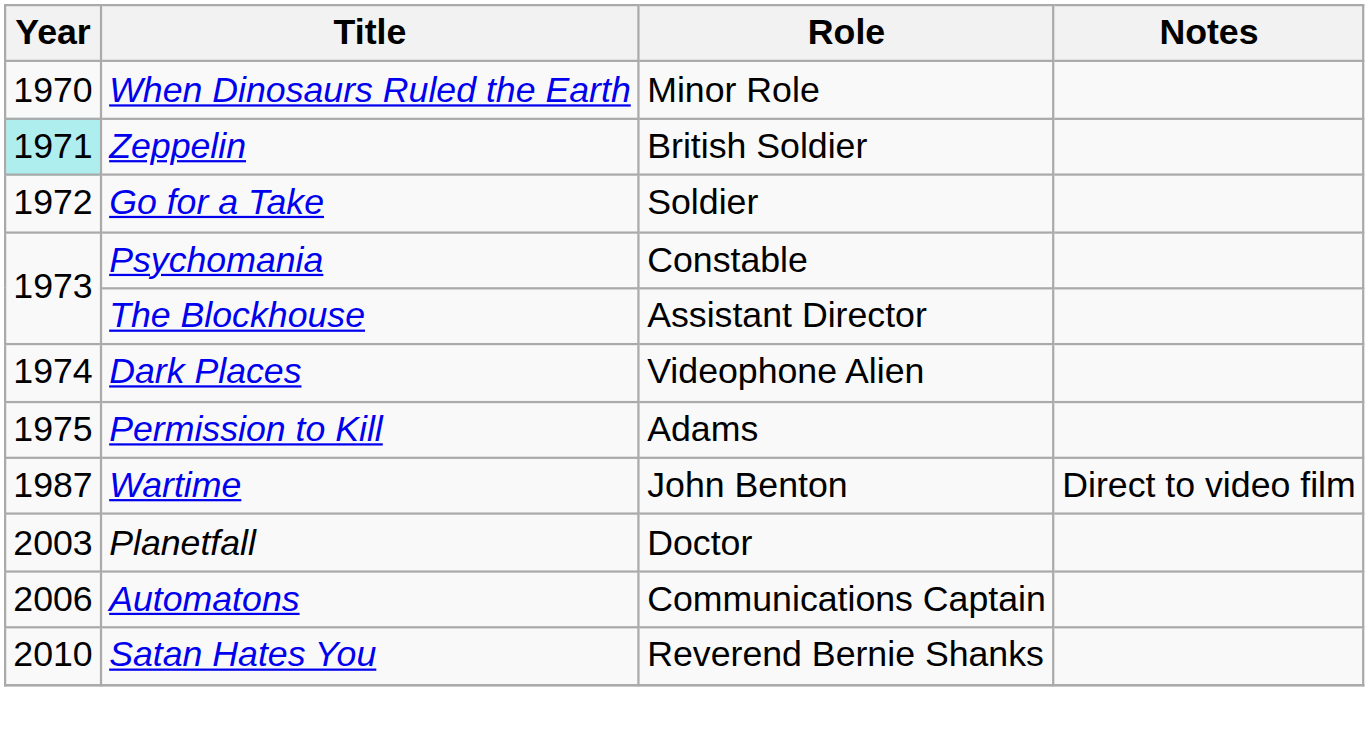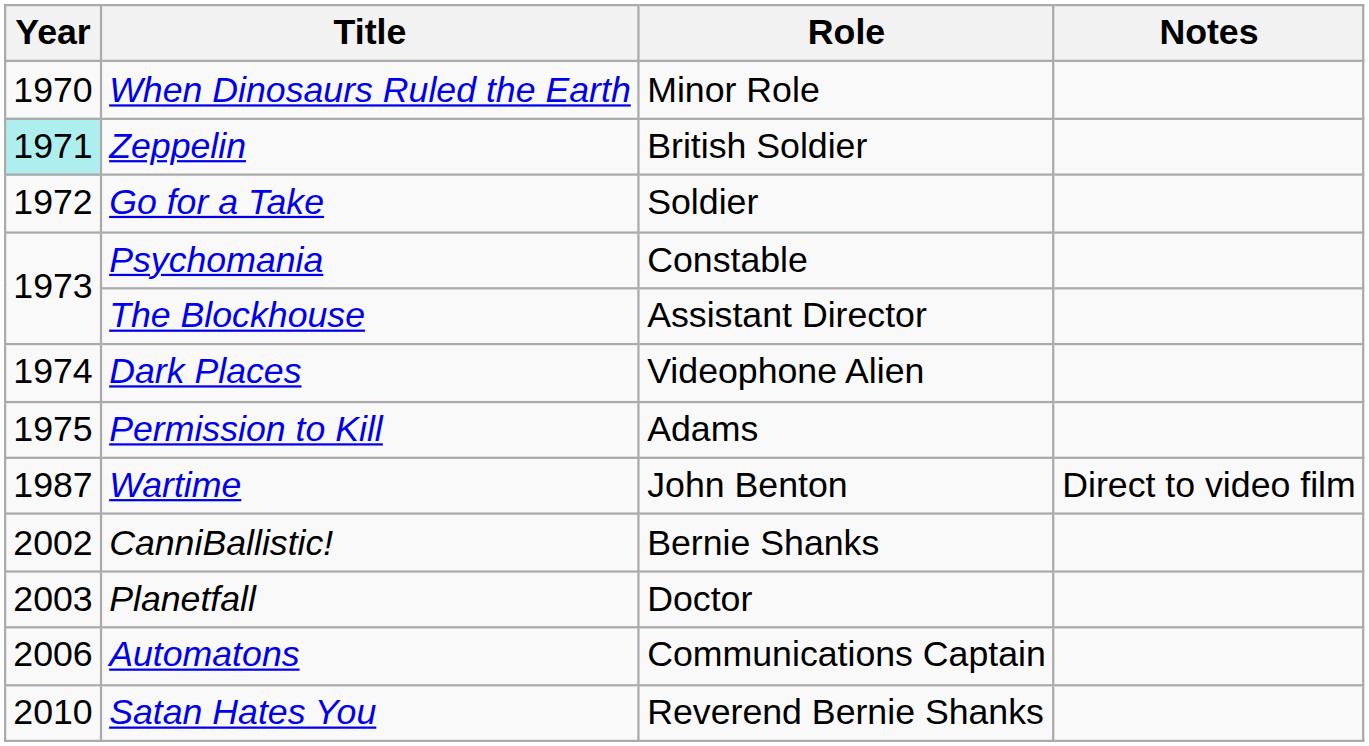+ row: (221, 542)
